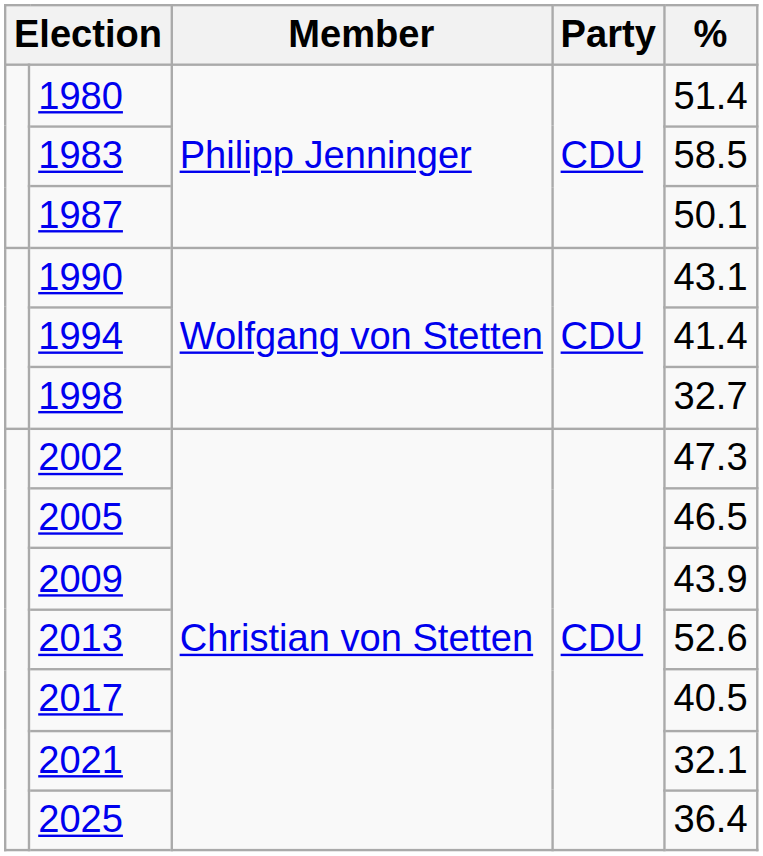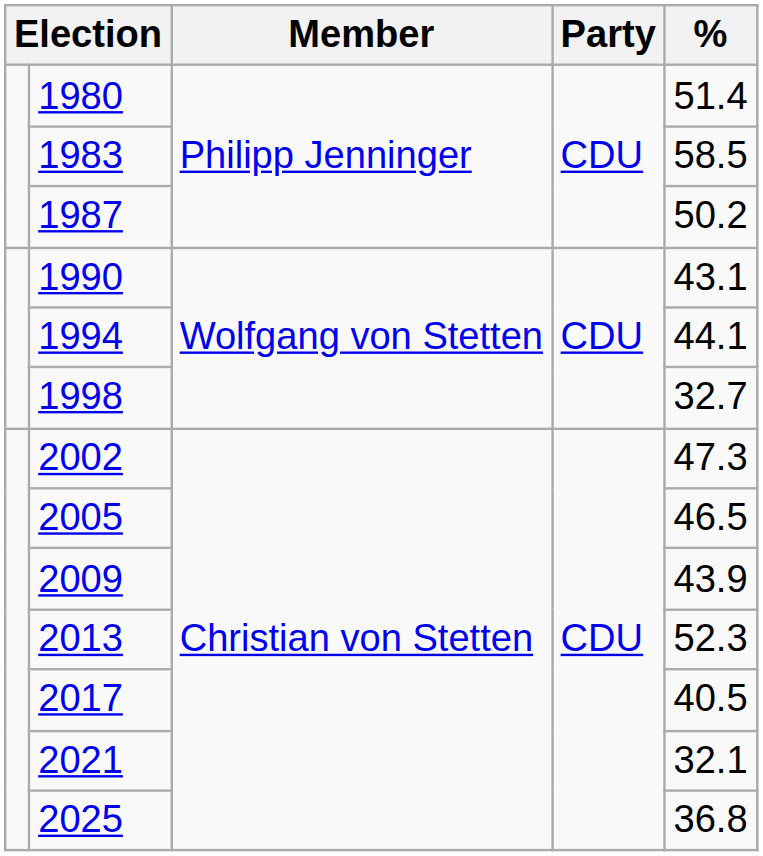(711, 215) 50.1 -> (711, 215) 50.2
(711, 336) 41.4 -> (711, 336) 44.1
(711, 638) 52.6 -> (711, 638) 52.3
(711, 819) 36.4 -> (711, 819) 36.8
